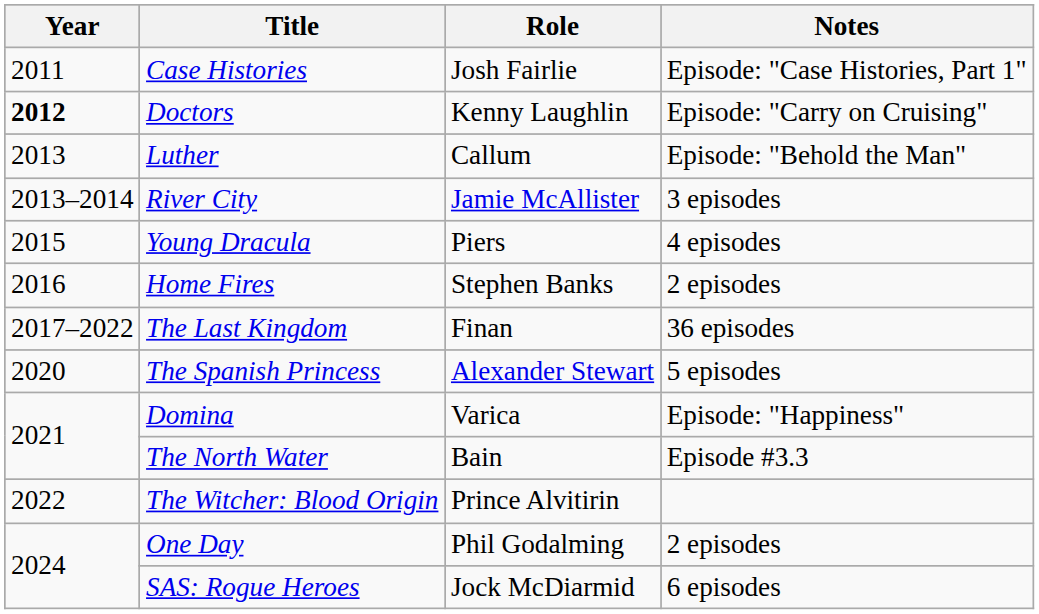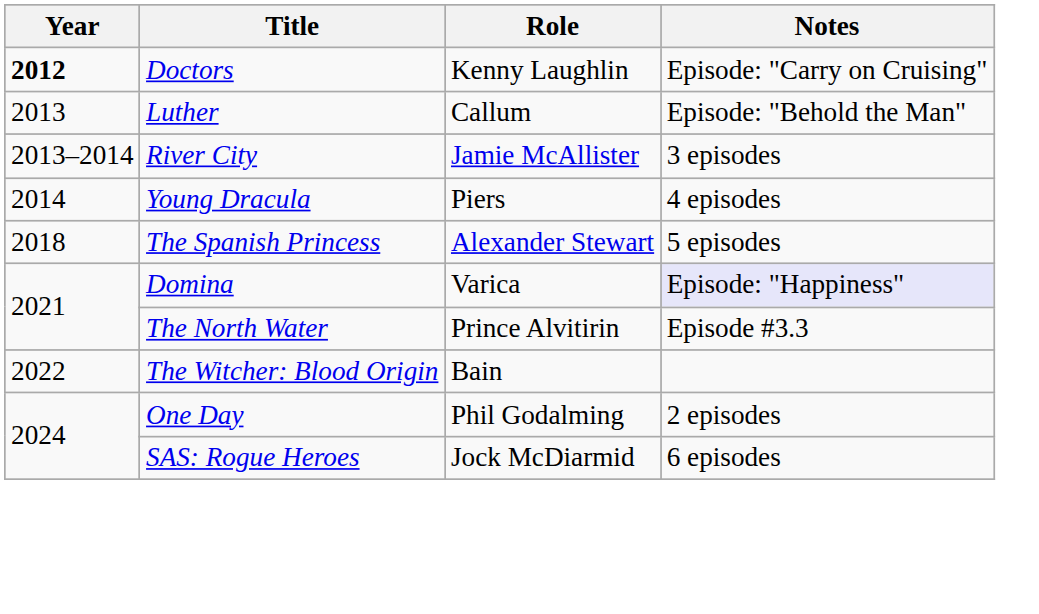- row: (227, 69)
(38, 241) 2015 -> (38, 198) 2014
- row: (210, 284)
- row: (247, 328)
(38, 371) 2020 -> (38, 241) 2018
(785, 414) no background -> (785, 284) lavender background
(477, 457) Bain -> (535, 328) Prince Alvitirin
(535, 500) Prince Alvitirin -> (477, 371) Bain
